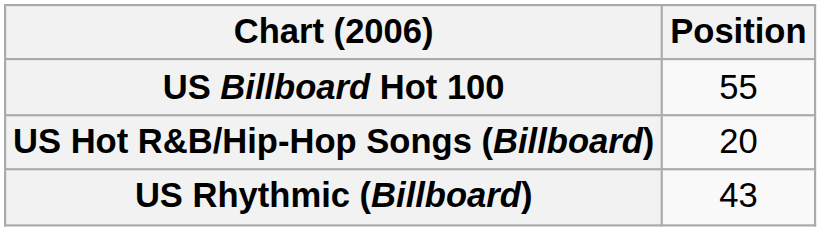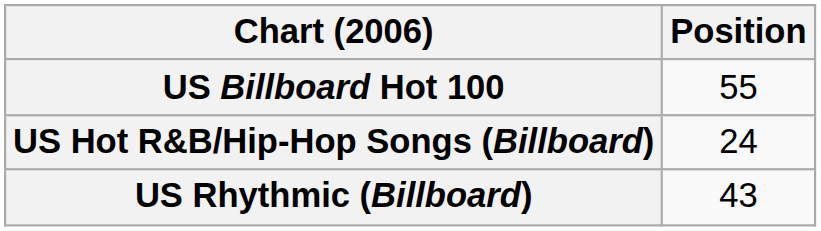(738, 141) 20 -> (738, 141) 24
